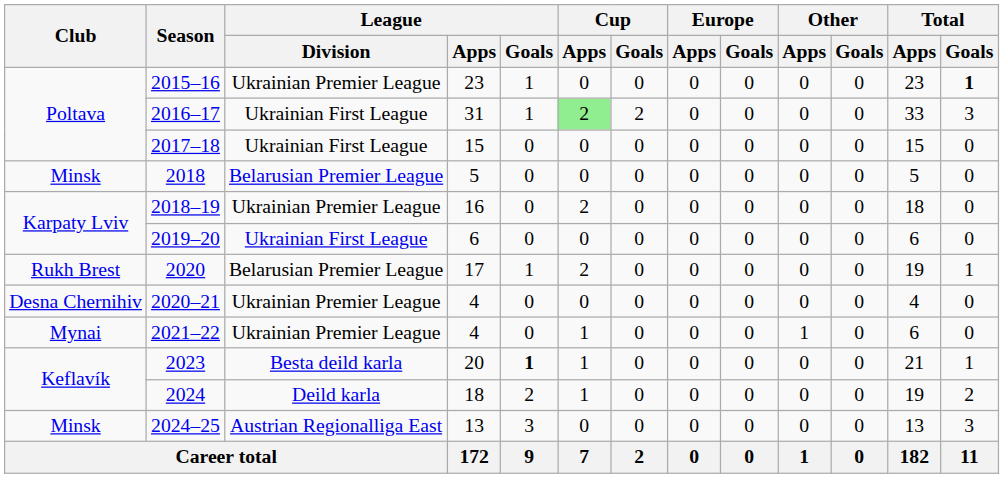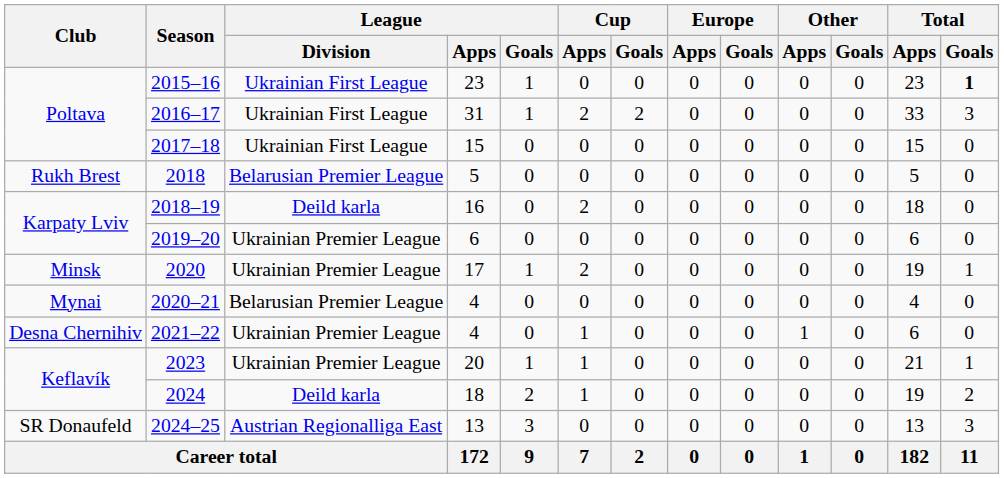(336, 82) Ukrainian Premier League -> (336, 82) Ukrainian First League
(584, 113) lightgreen background -> (584, 113) no background
(76, 176) Minsk -> (76, 176) Rukh Brest
(336, 207) Ukrainian Premier League -> (336, 207) Deild karla
(336, 238) Ukrainian First League -> (336, 238) Ukrainian Premier League
(76, 269) Rukh Brest -> (76, 269) Minsk
(336, 269) Belarusian Premier League -> (336, 269) Ukrainian Premier League
(76, 301) Desna Chernihiv -> (76, 301) Mynai
(336, 301) Ukrainian Premier League -> (336, 301) Belarusian Premier League
(76, 332) Mynai -> (76, 332) Desna Chernihiv
(336, 363) Besta deild karla -> (336, 363) Ukrainian Premier League
(529, 363) bold -> (529, 363) normal
(76, 425) Minsk -> (76, 425) SR Donaufeld
